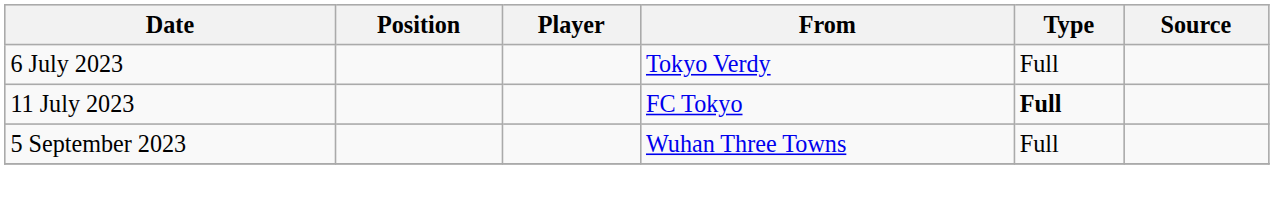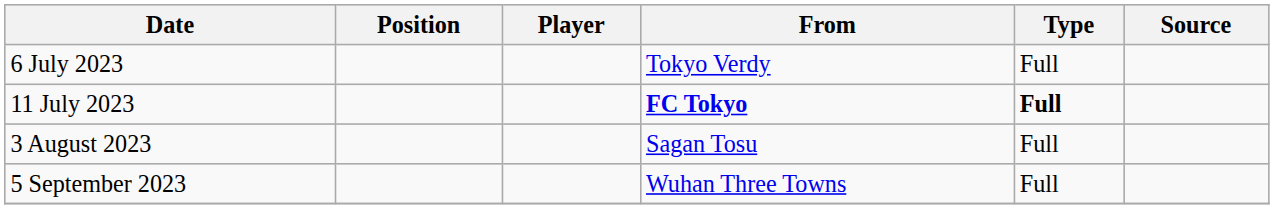(694, 104) normal -> (697, 104) bold
+ row: (81, 144)
